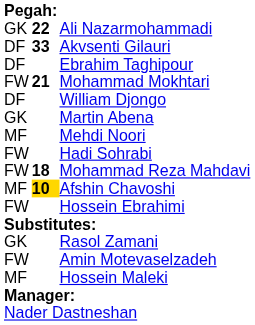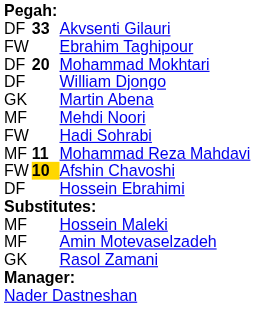- row: (136, 29)
(15, 64) DF -> (16, 46) FW
(16, 82) FW -> (15, 64) DF
(41, 82) 21 -> (41, 64) 20
(16, 171) FW -> (16, 153) MF
(41, 171) 18 -> (40, 153) 11
(16, 188) MF -> (16, 171) FW
(16, 206) FW -> (15, 188) DF
rows swapped: (109, 242) <-> (114, 277)
(16, 260) FW -> (16, 242) MF
